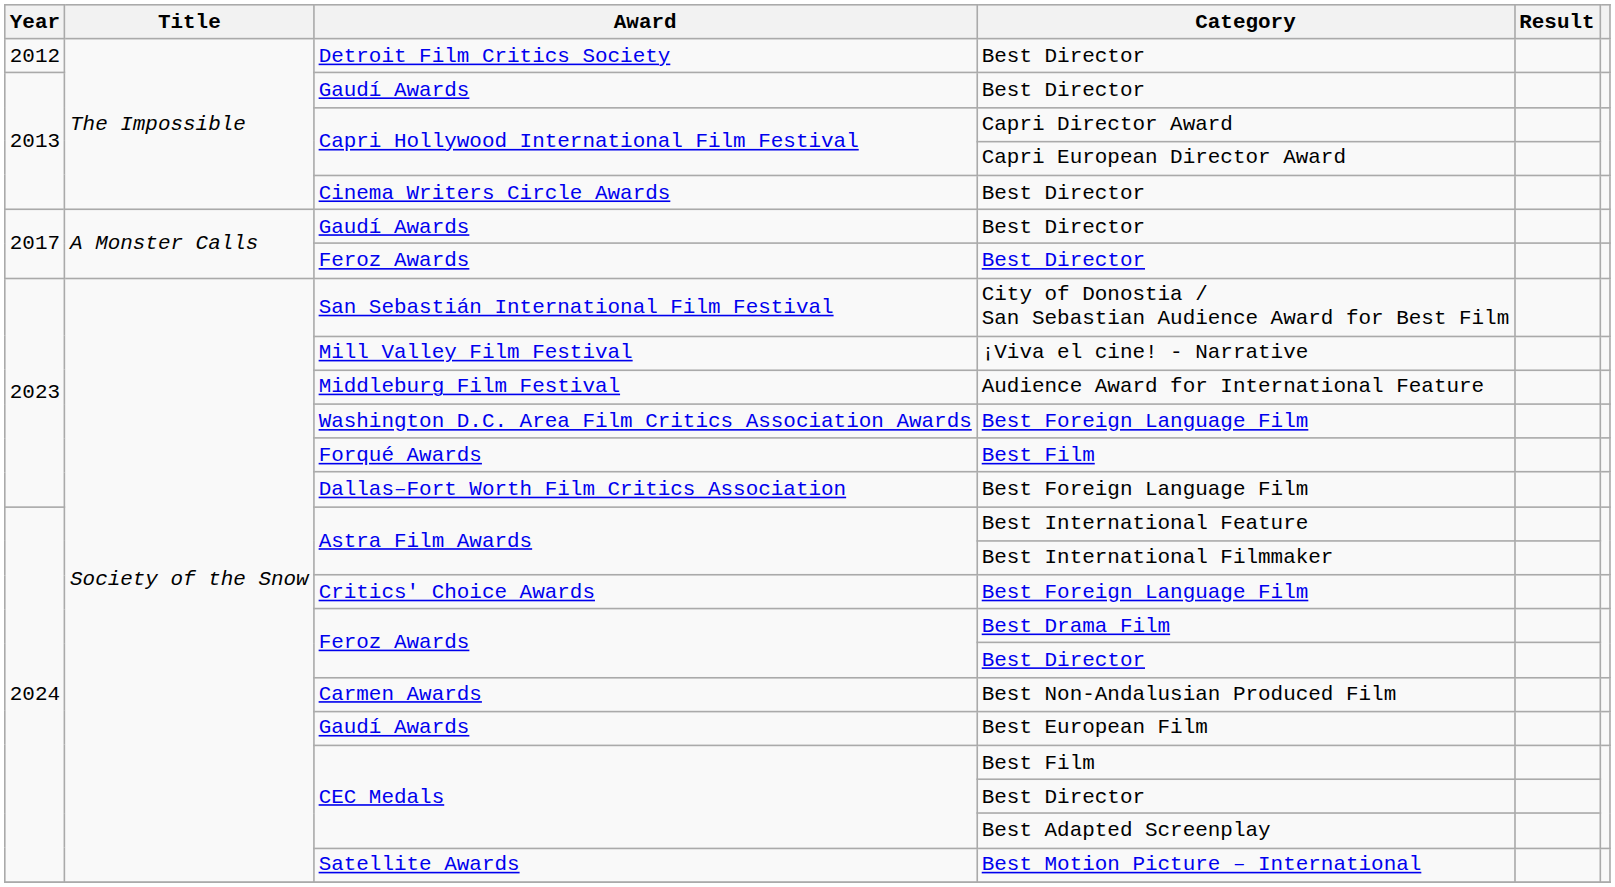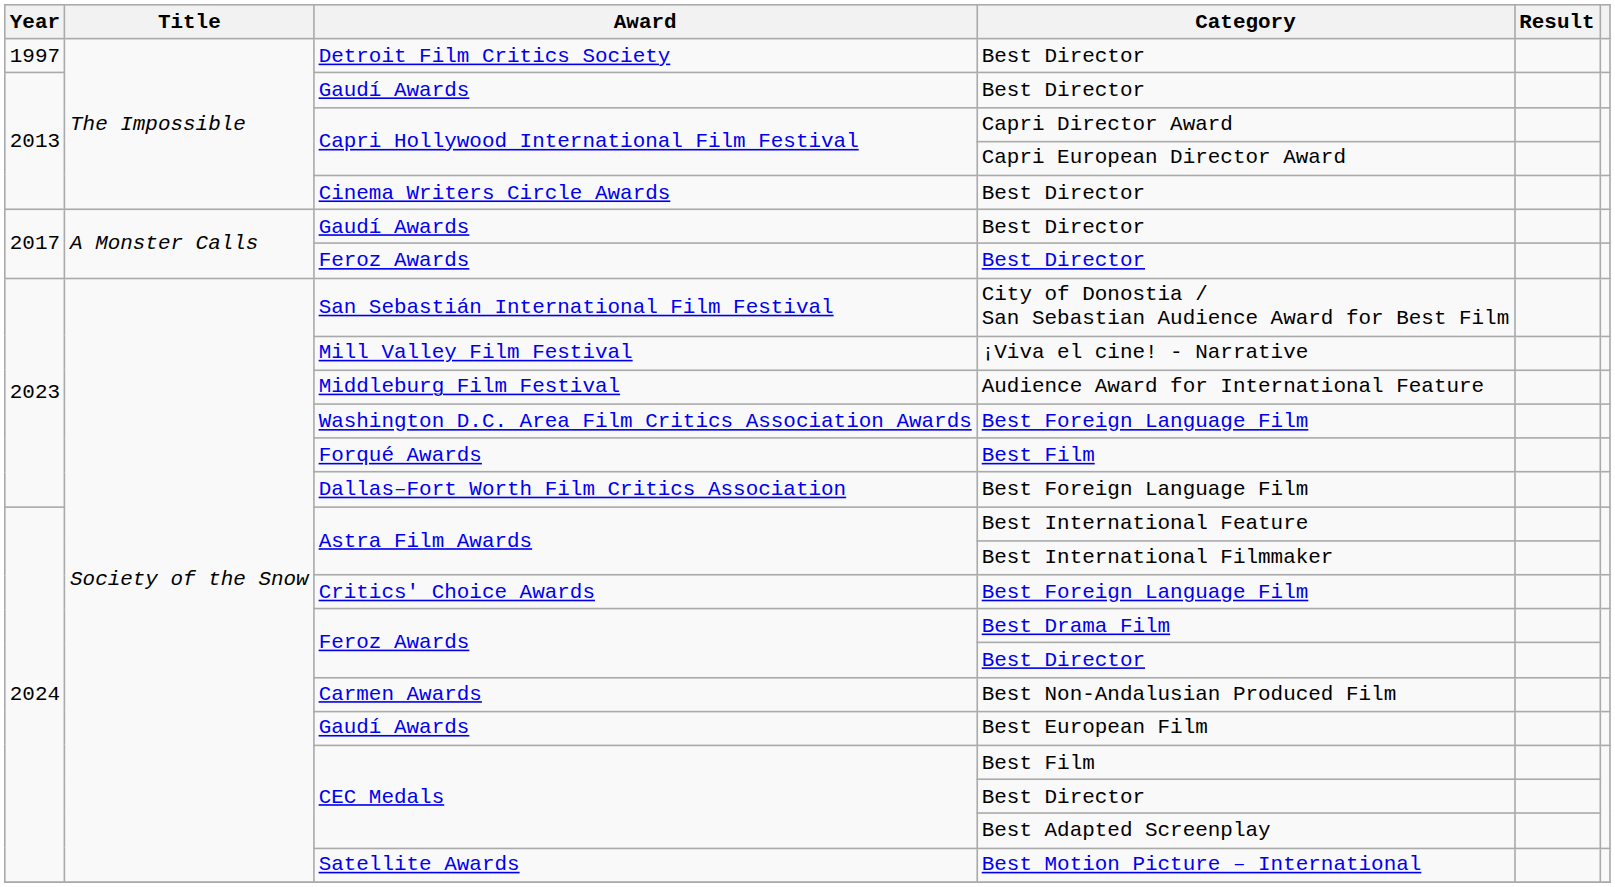(35, 56) 2012 -> (35, 56) 1997
